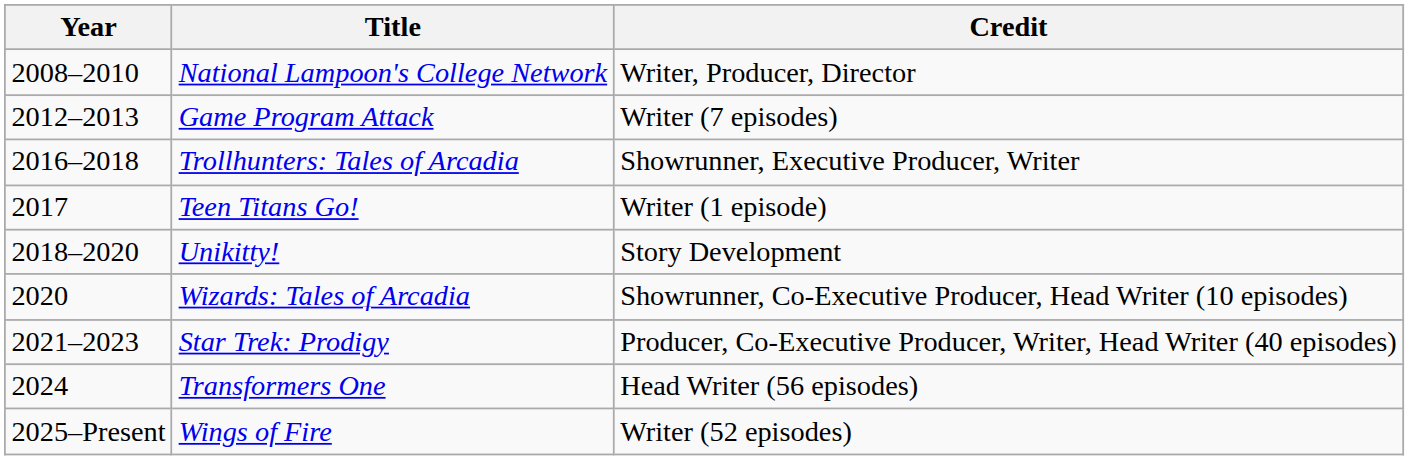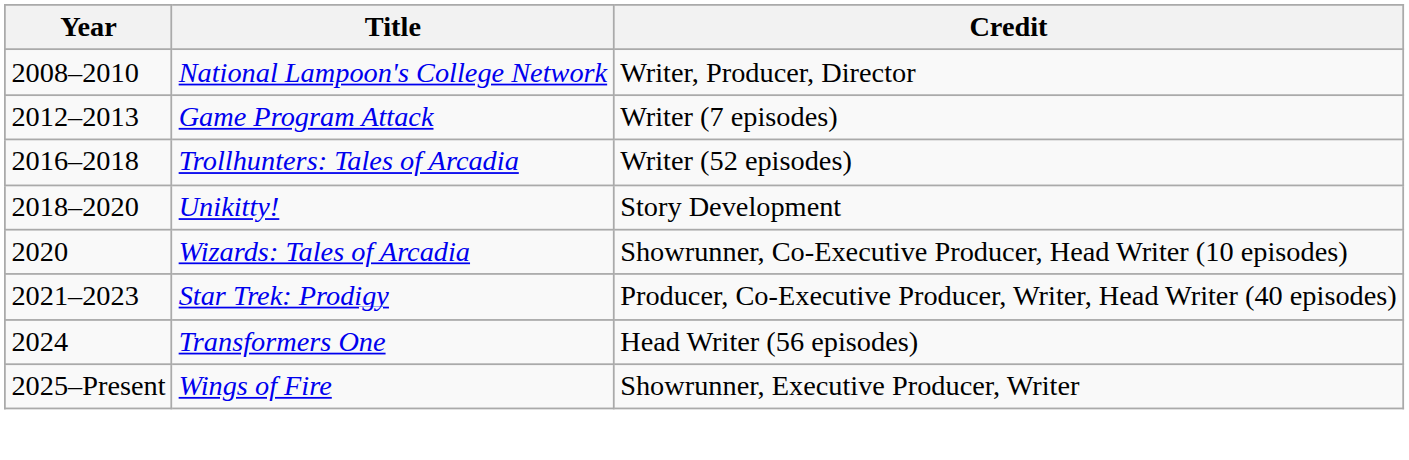(850, 161) Showrunner, Executive Producer, Writer -> (736, 161) Writer (52 episodes)
- row: (269, 206)
(736, 431) Writer (52 episodes) -> (850, 386) Showrunner, Executive Producer, Writer
